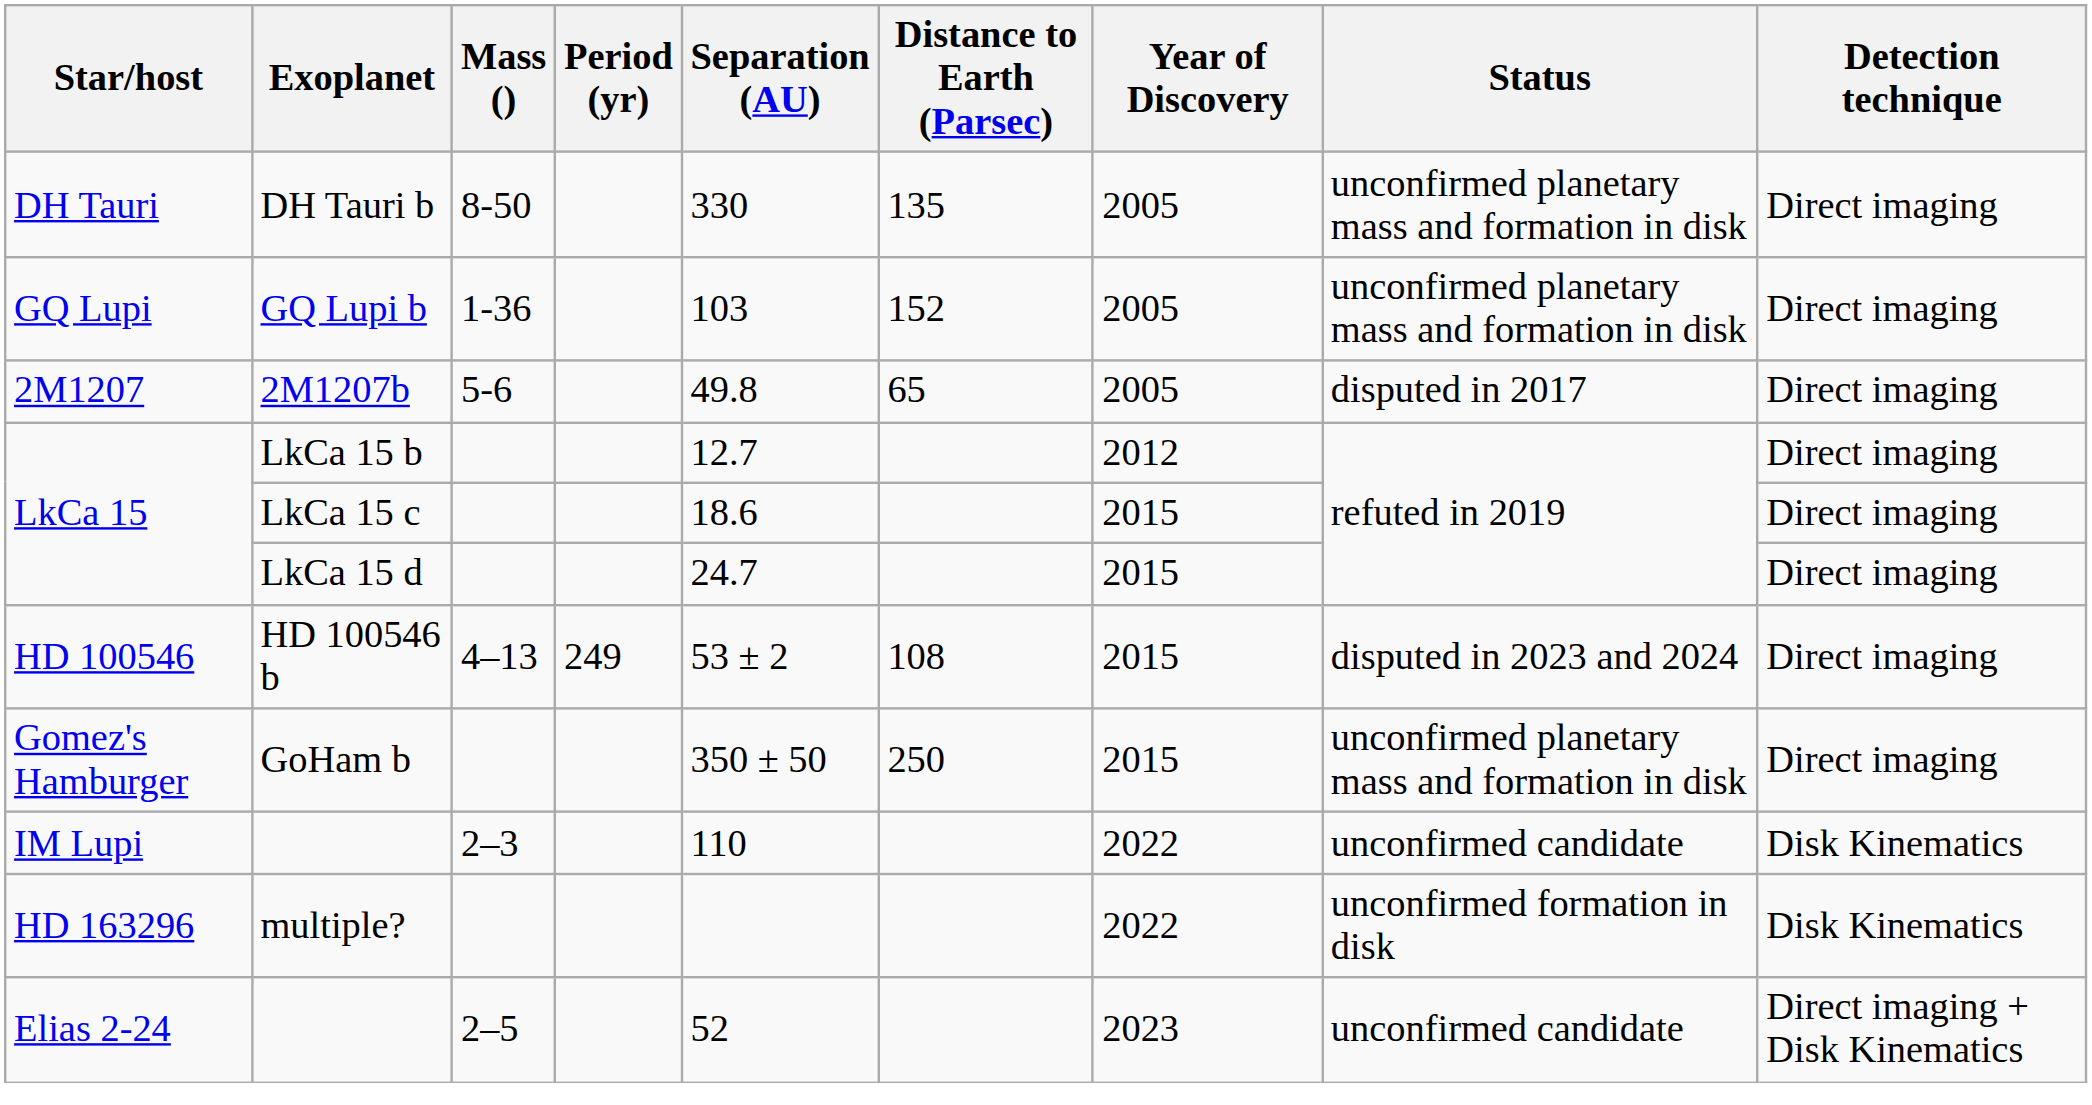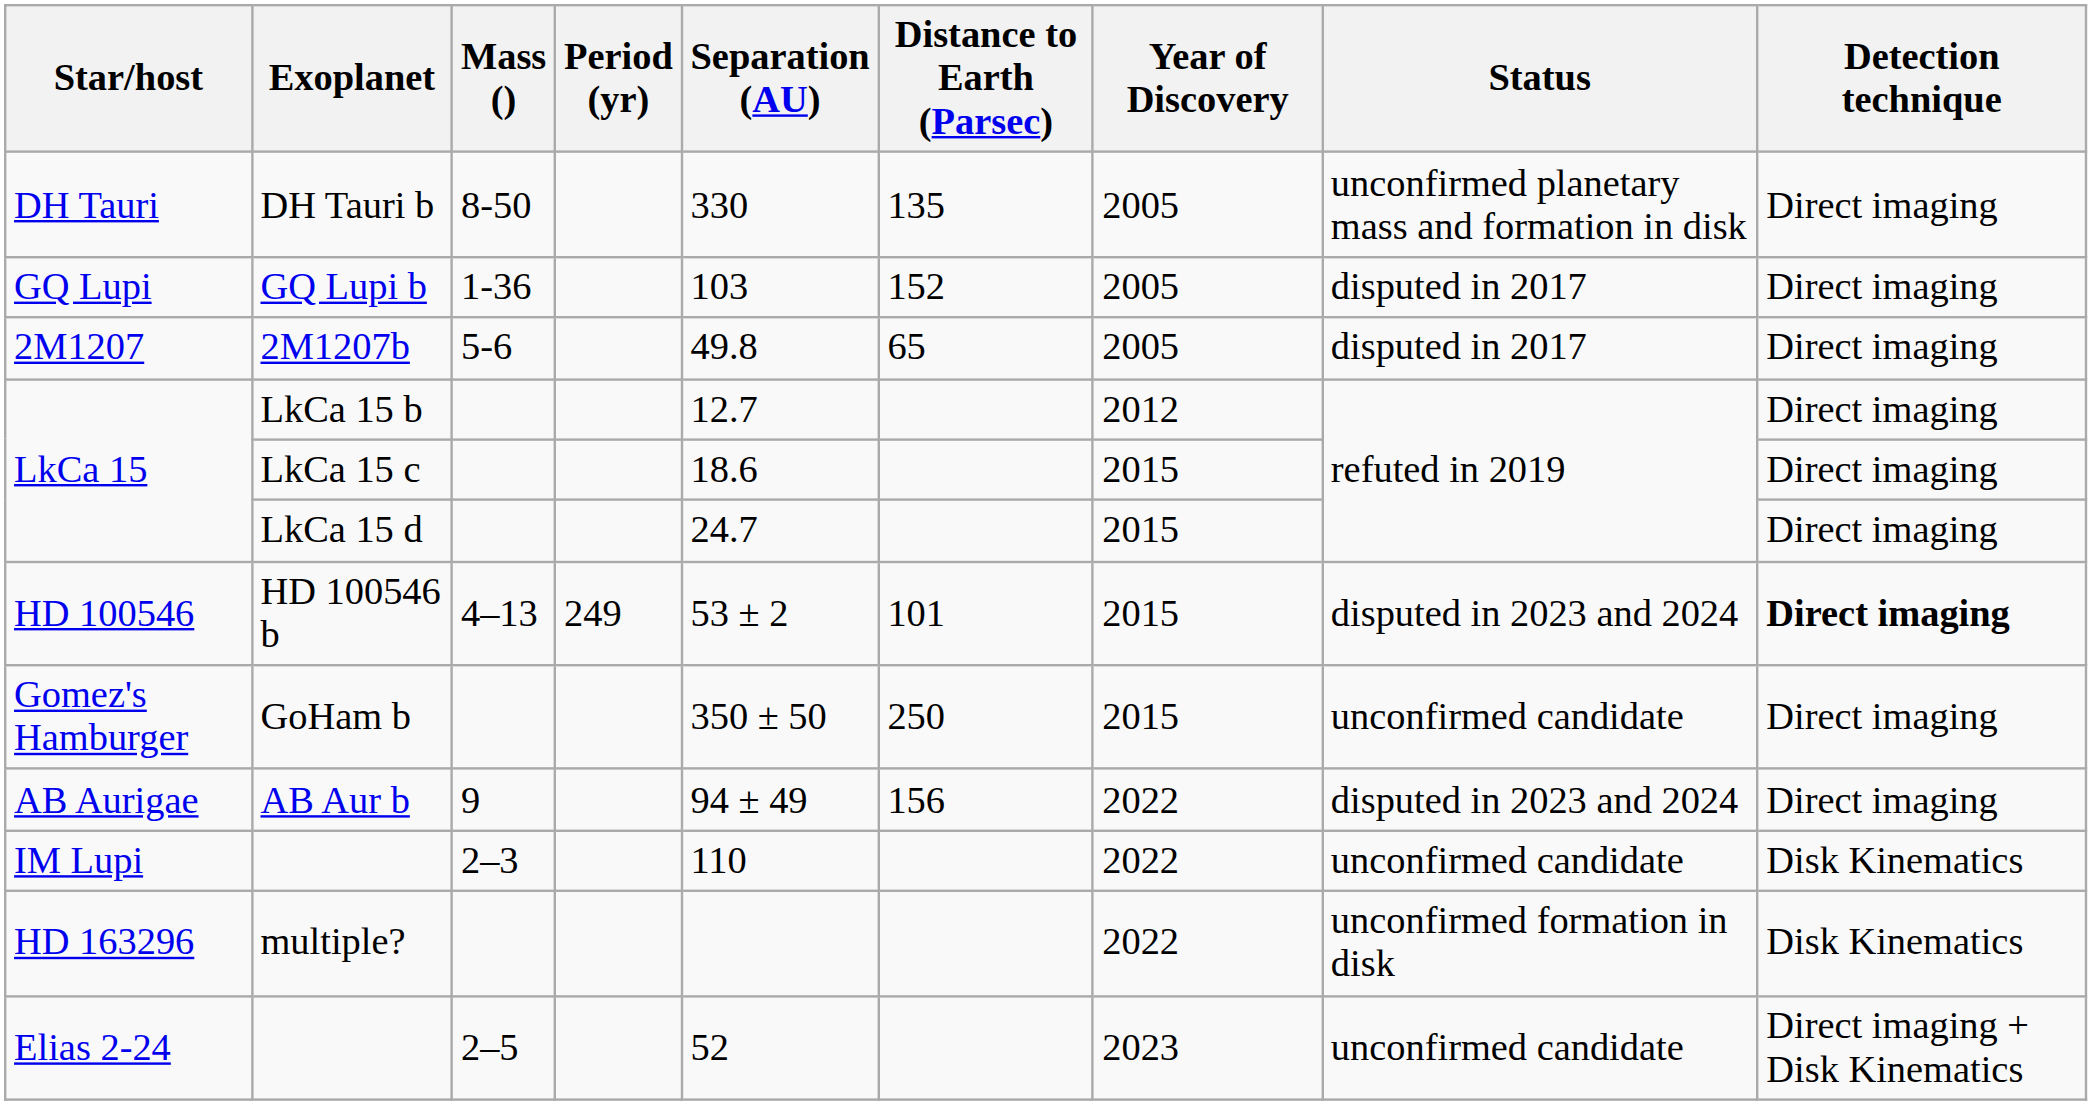(1539, 307) unconfirmed planetary mass and formation in disk -> (1459, 286) disputed in 2017
(916, 655) 108 -> (916, 612) 101
(1882, 655) normal -> (1888, 612) bold
(1539, 759) unconfirmed planetary mass and formation in disk -> (1507, 716) unconfirmed candidate
+ row: (106, 799)
